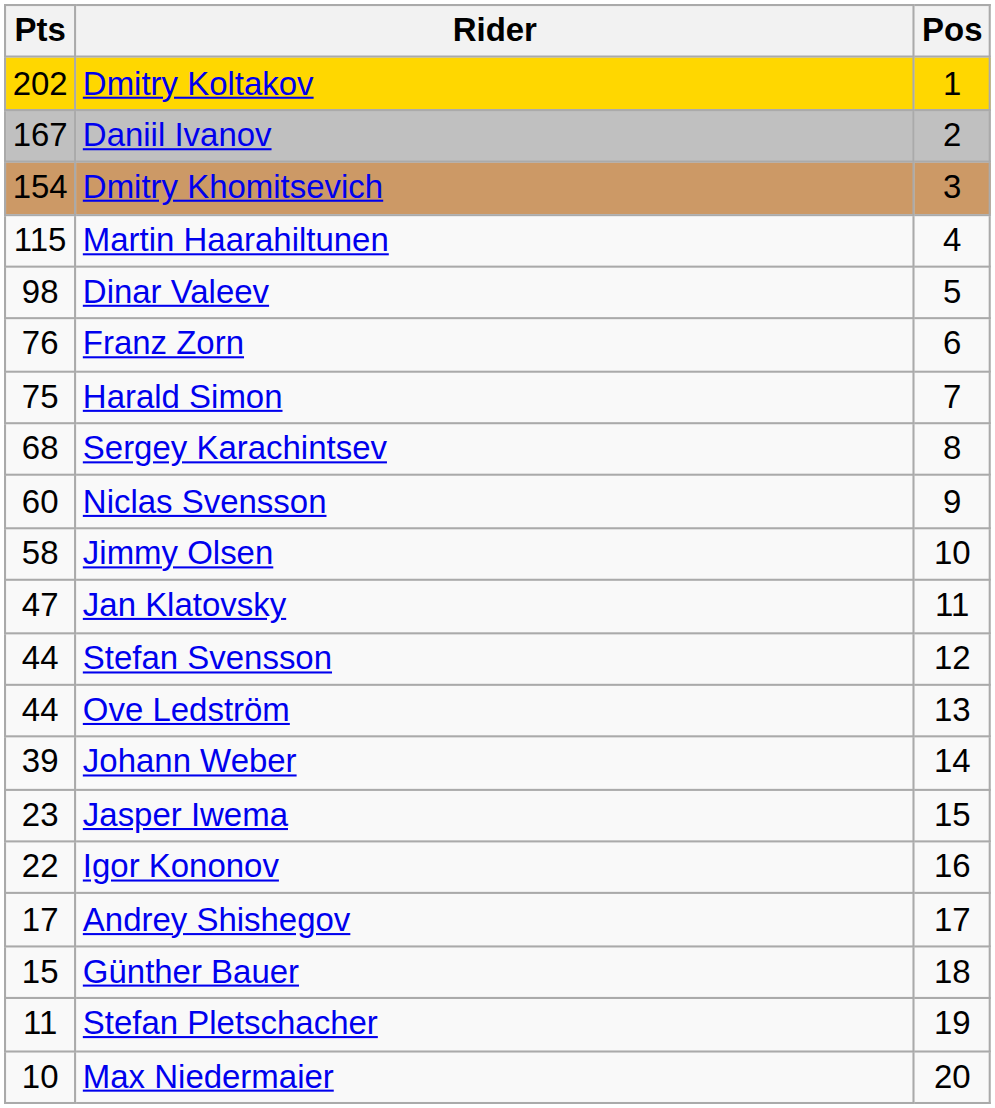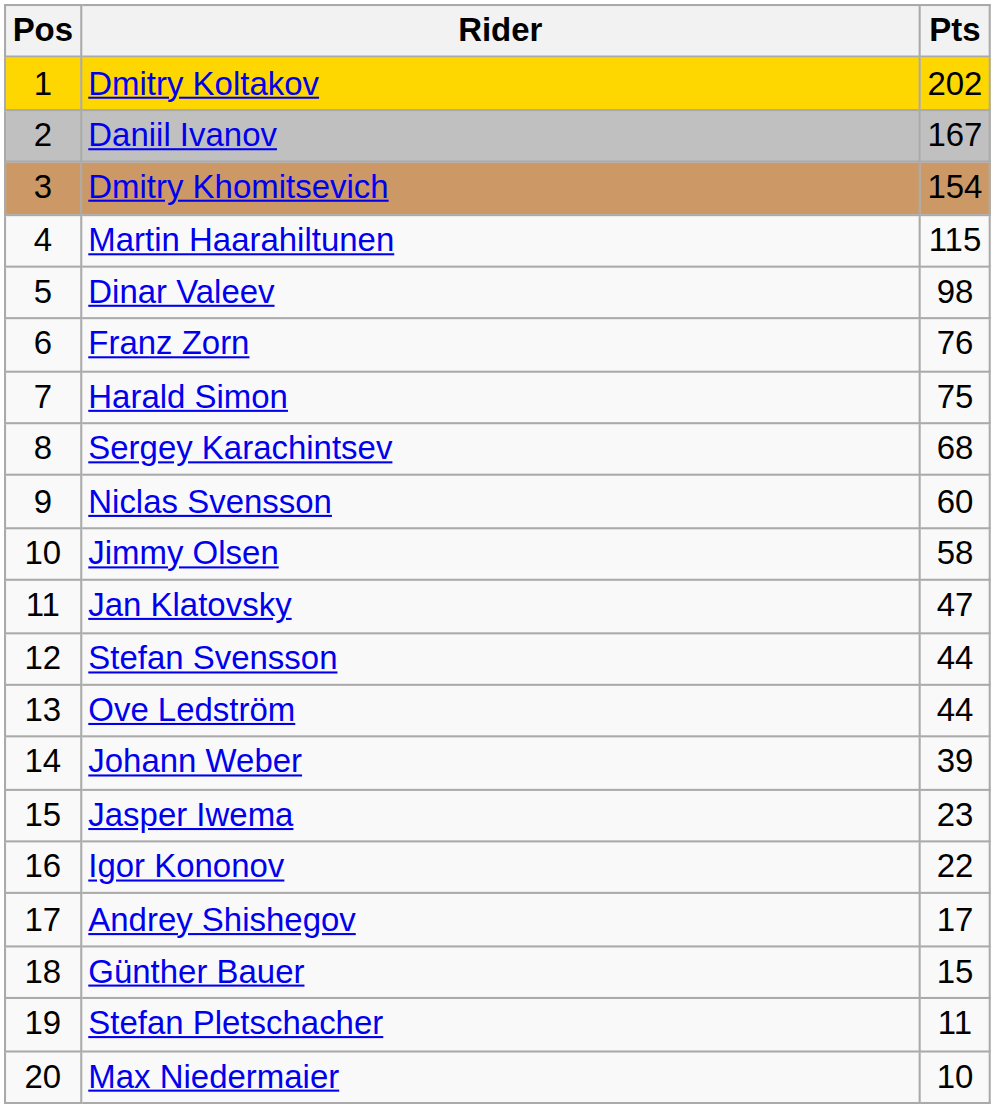columns swapped: (952, 30) <-> (40, 30)
